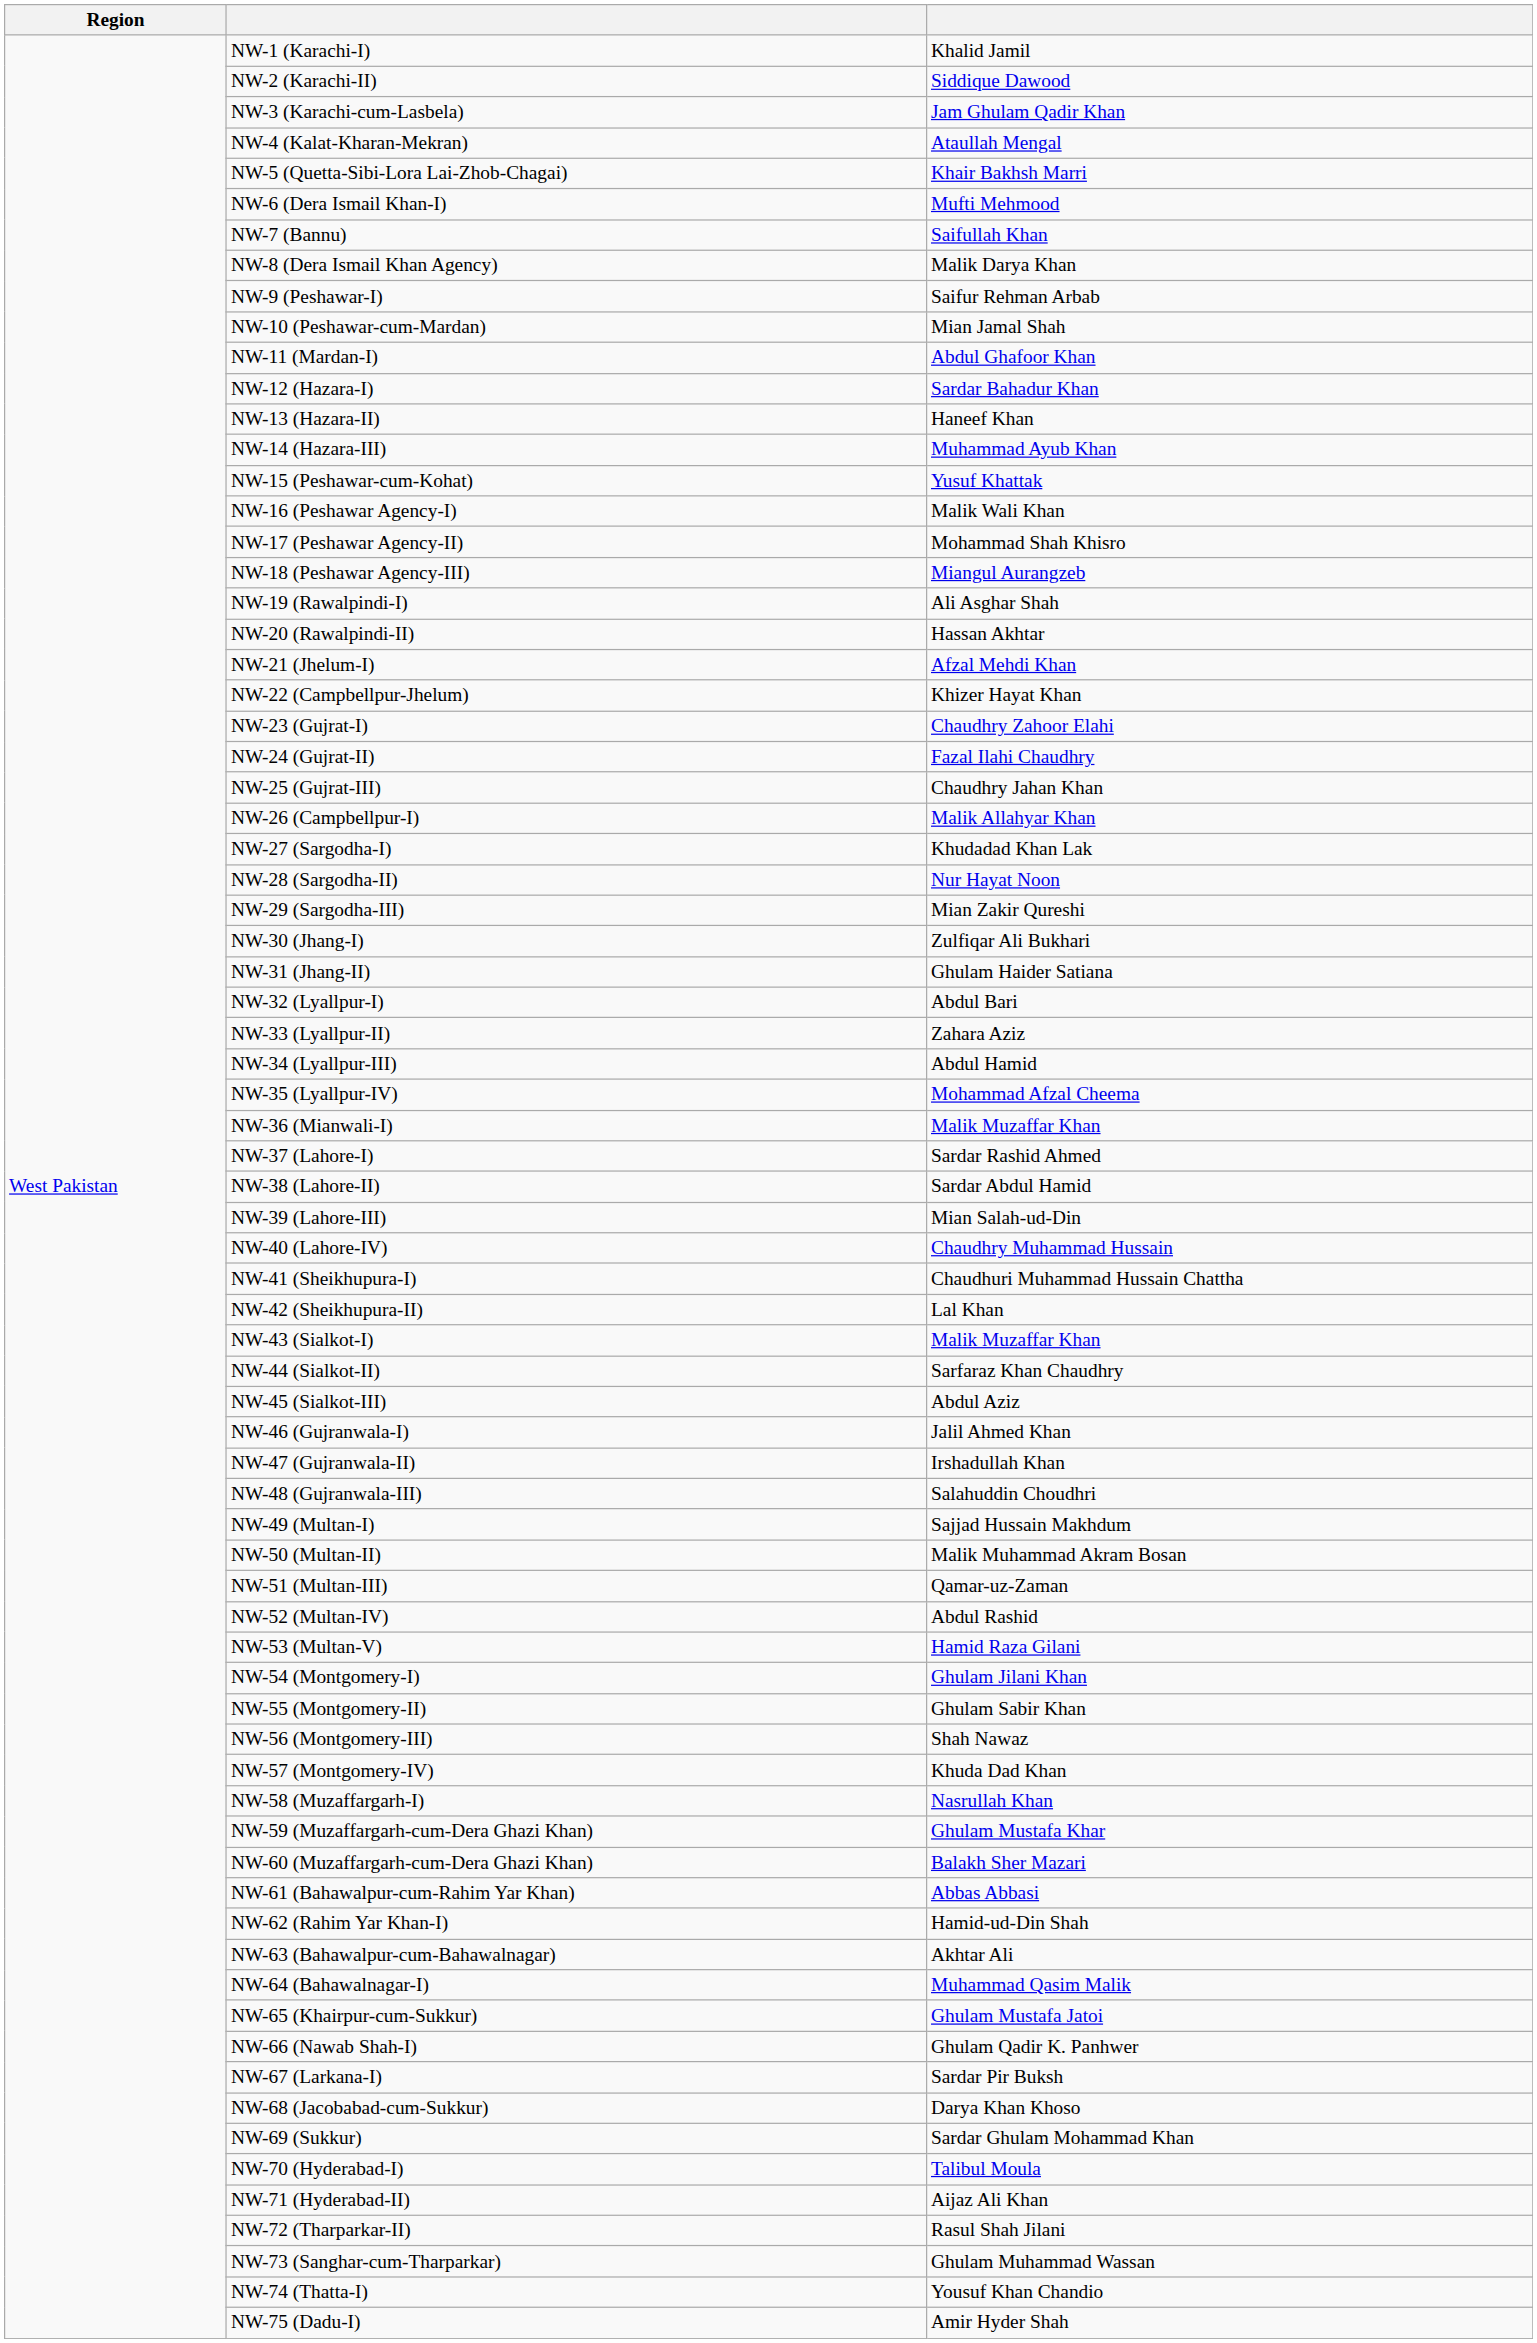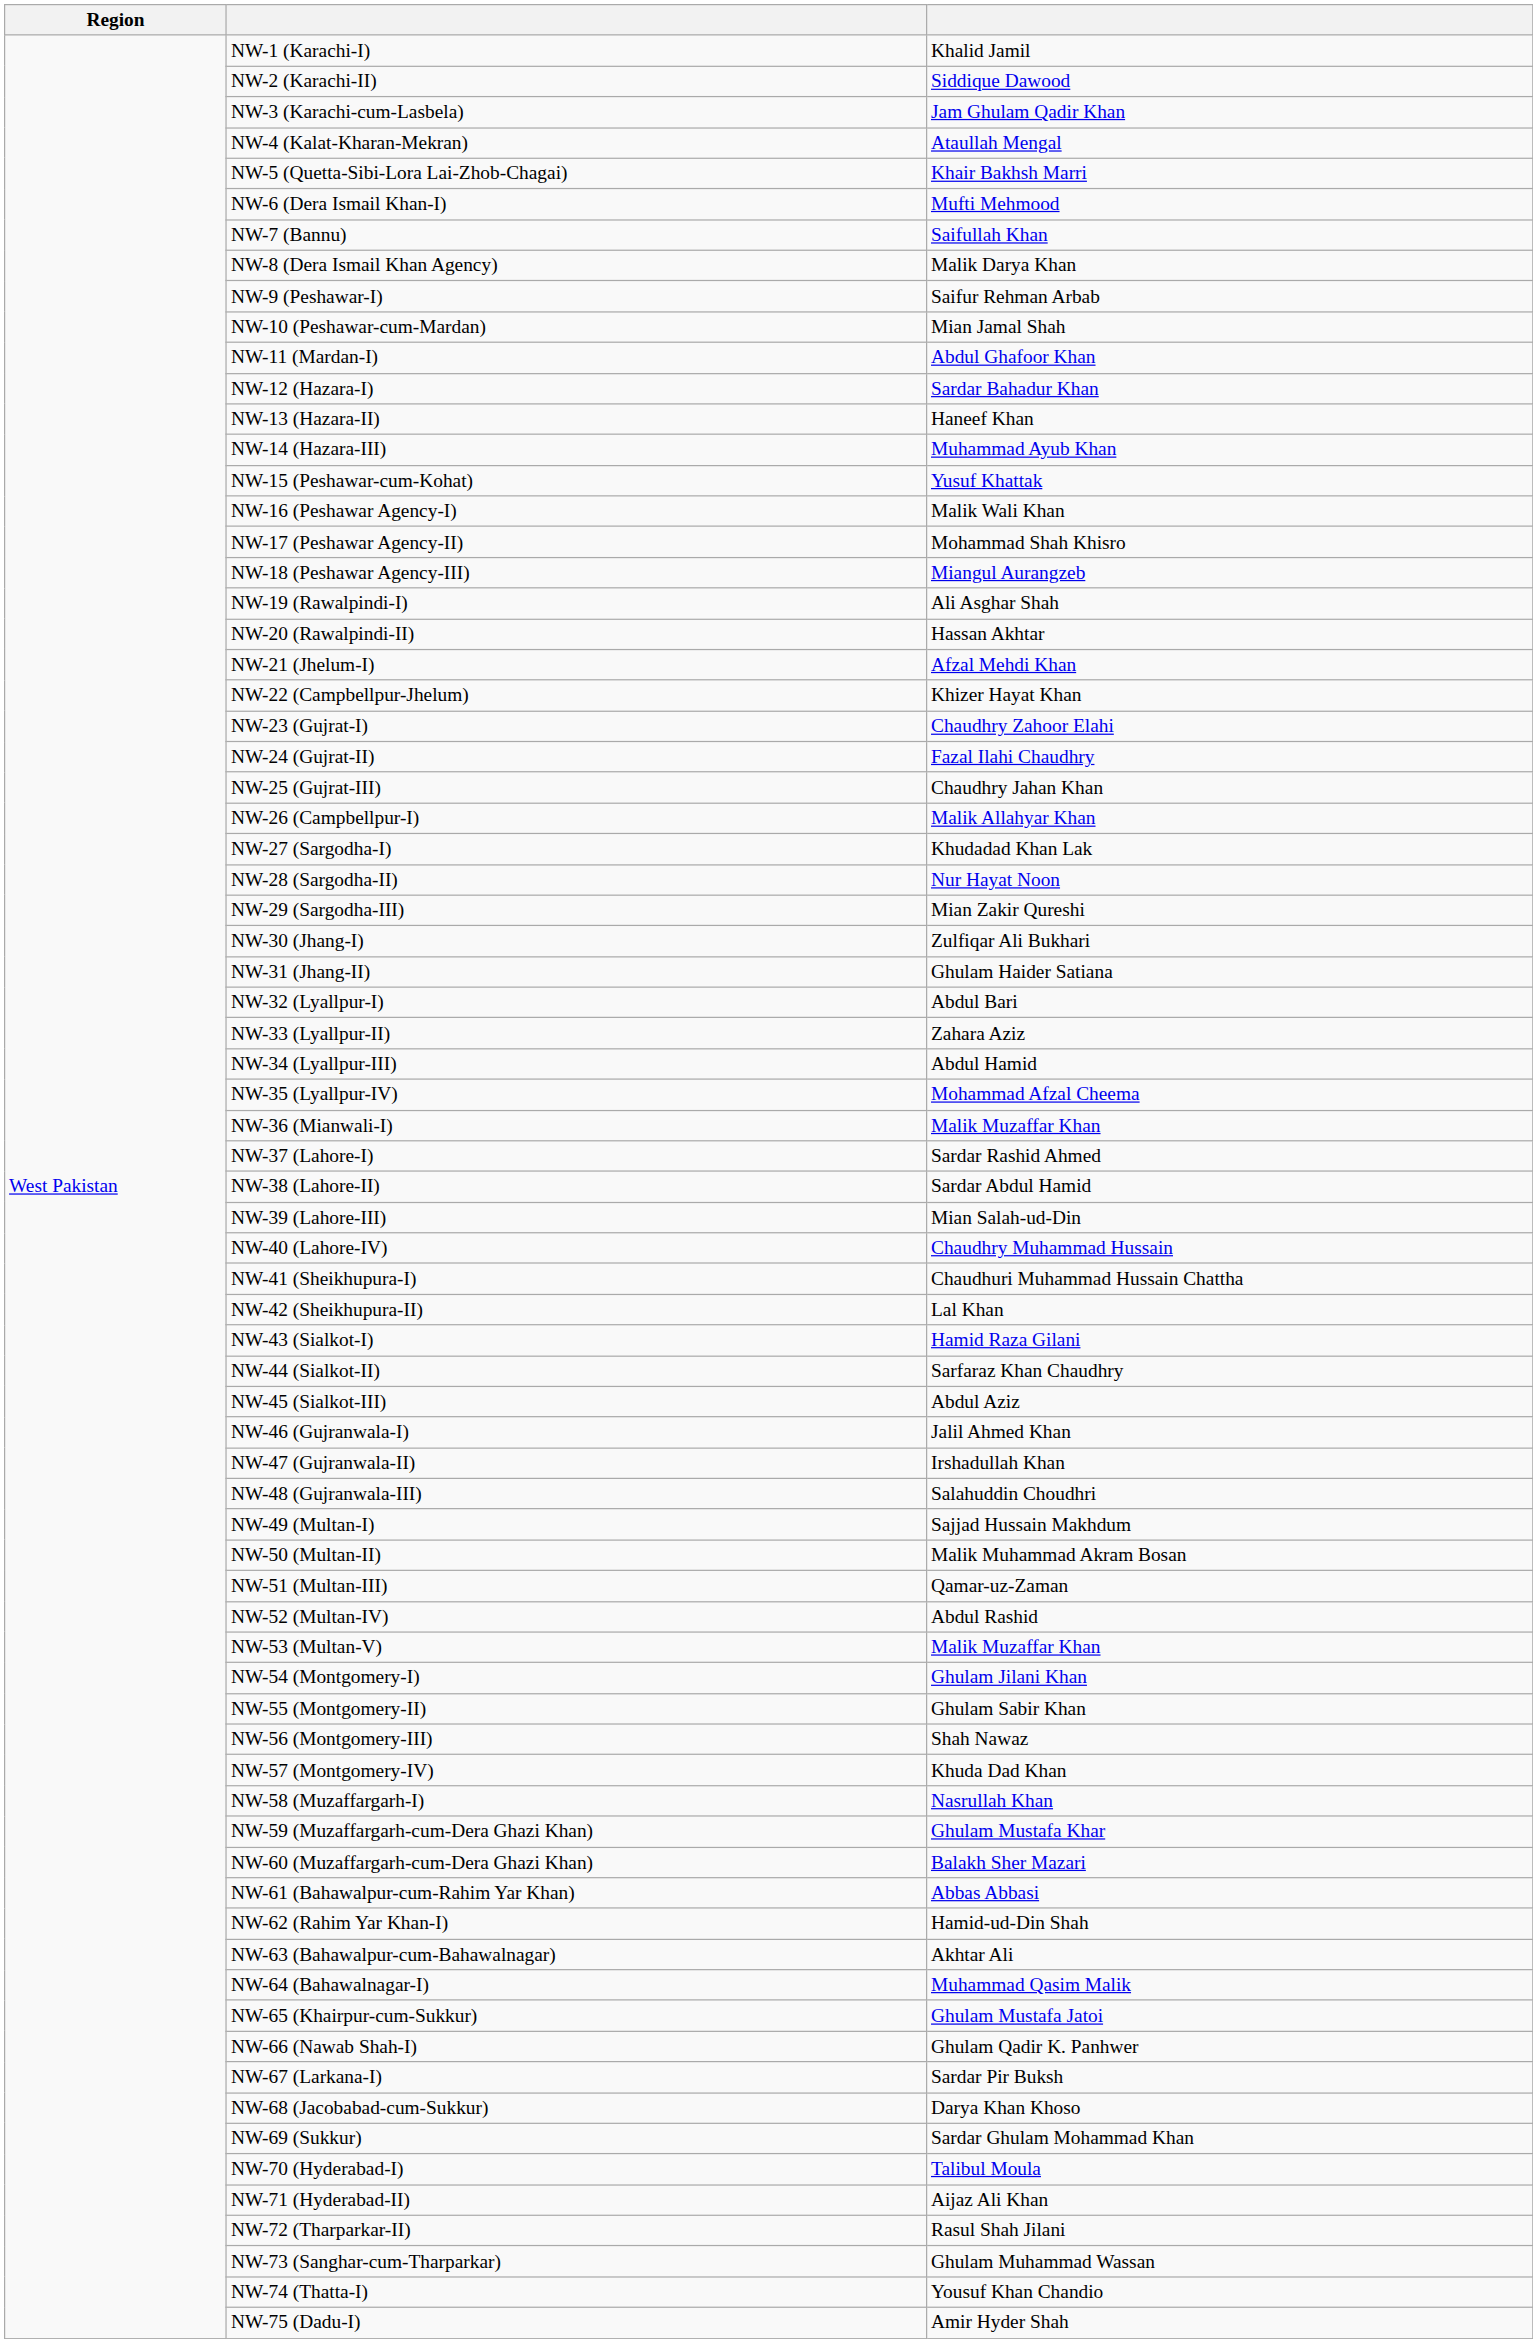(1016, 1340) Malik Muzaffar Khan -> (1006, 1340) Hamid Raza Gilani
(1006, 1647) Hamid Raza Gilani -> (1016, 1647) Malik Muzaffar Khan
